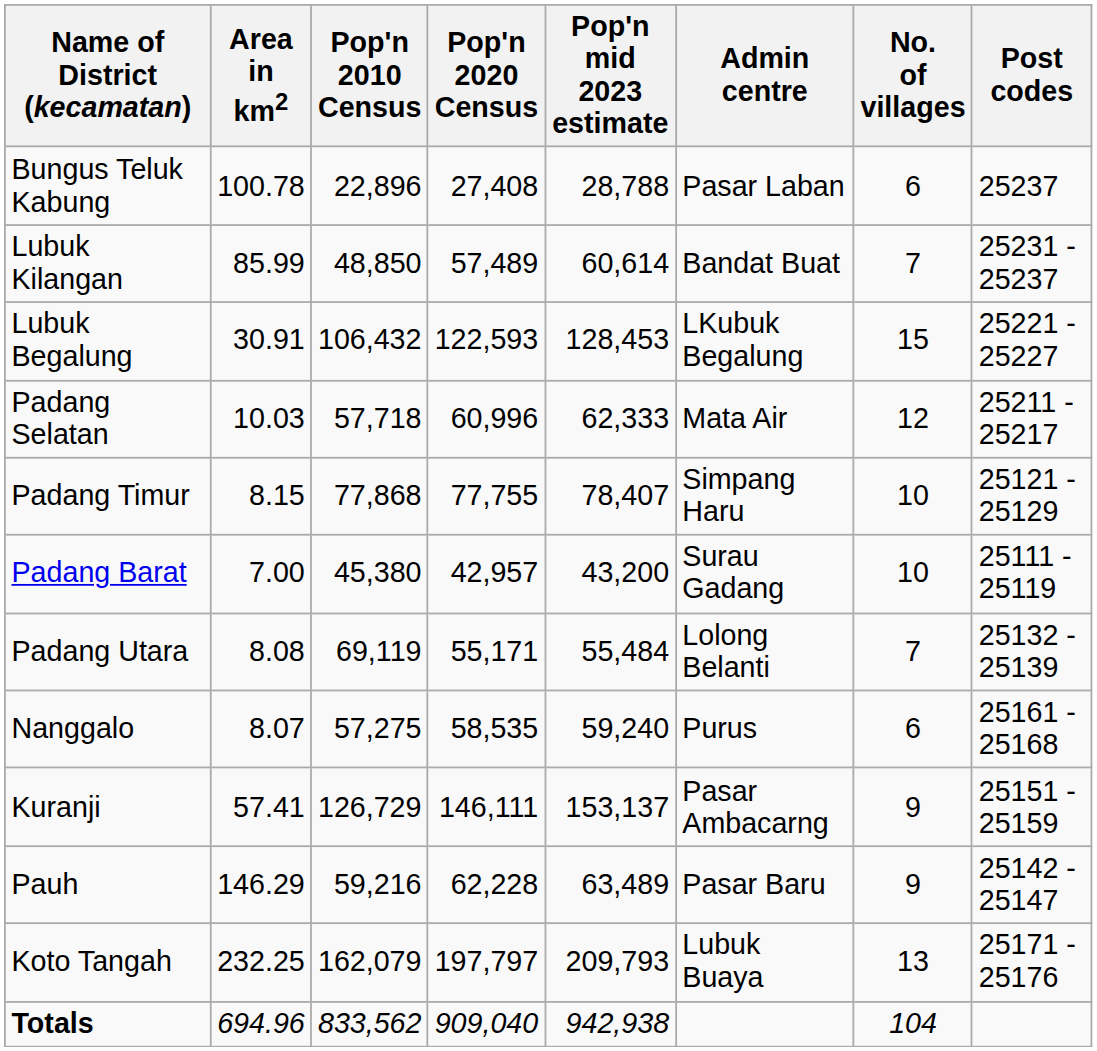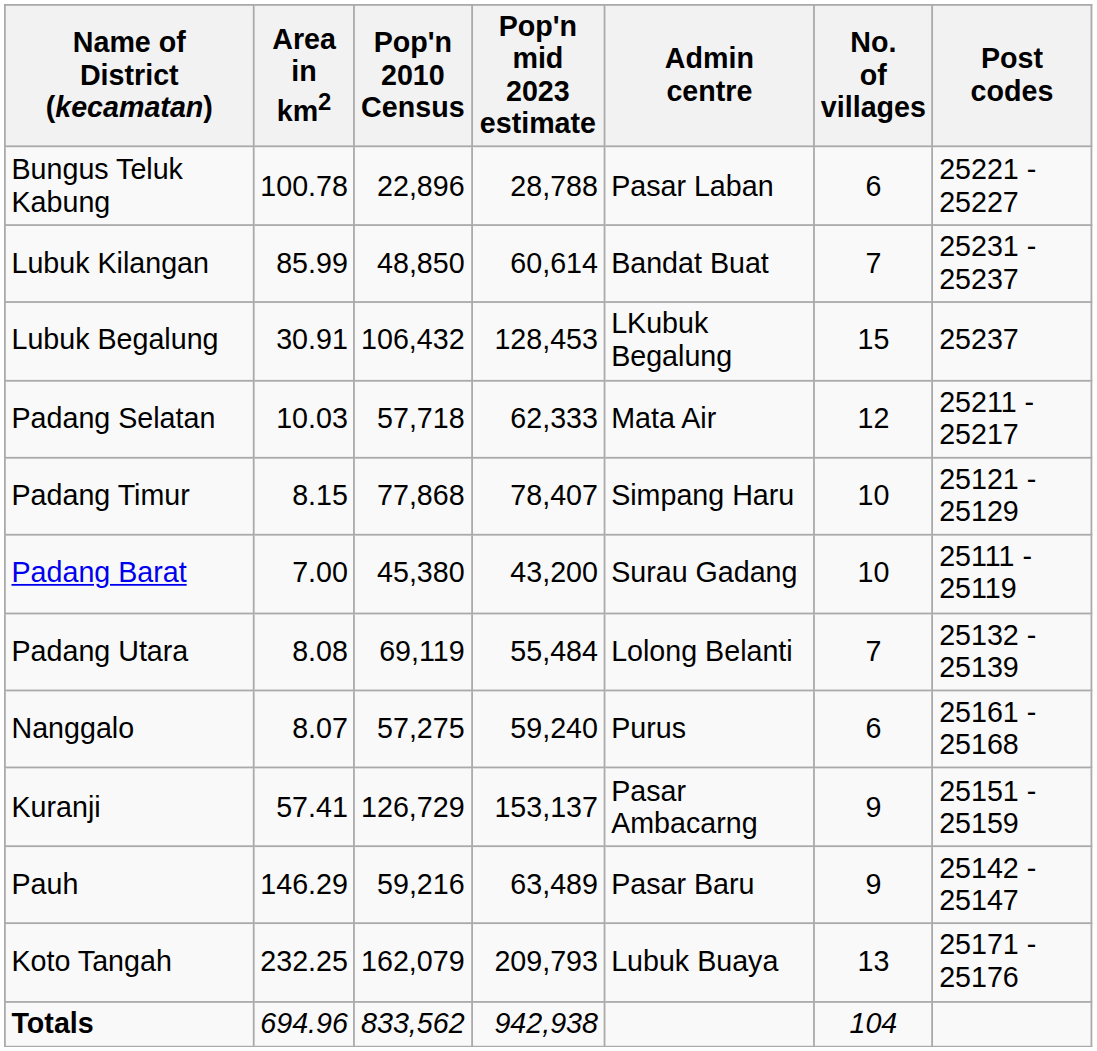- column: (486, 75)
(1019, 185) 25237 -> (988, 185) 25221 - 25227
(1027, 340) 25221 - 25227 -> (979, 340) 25237
